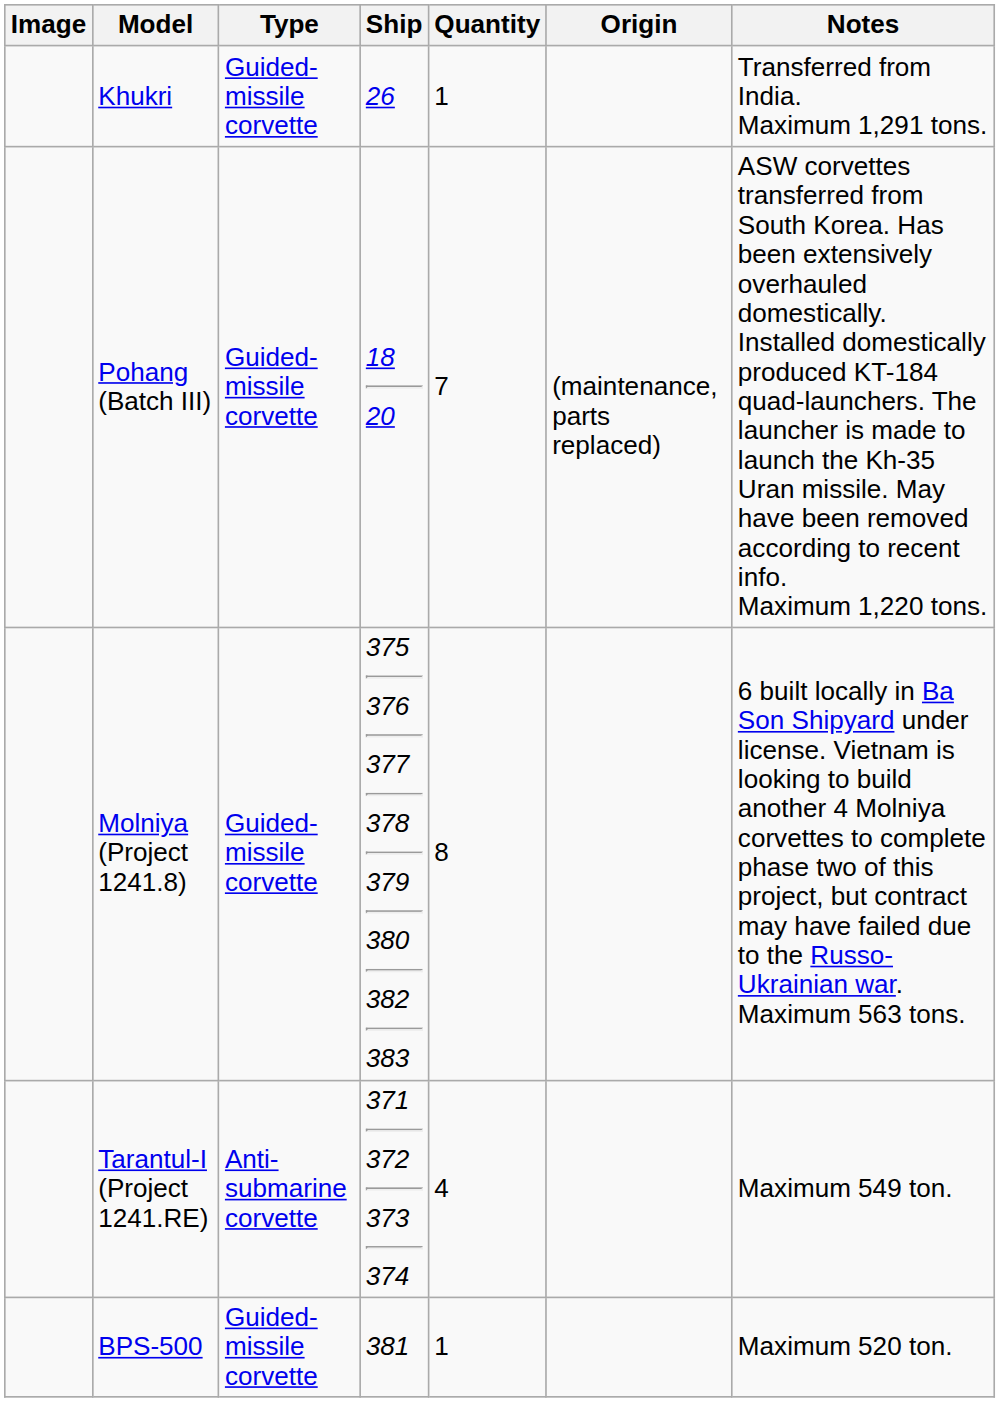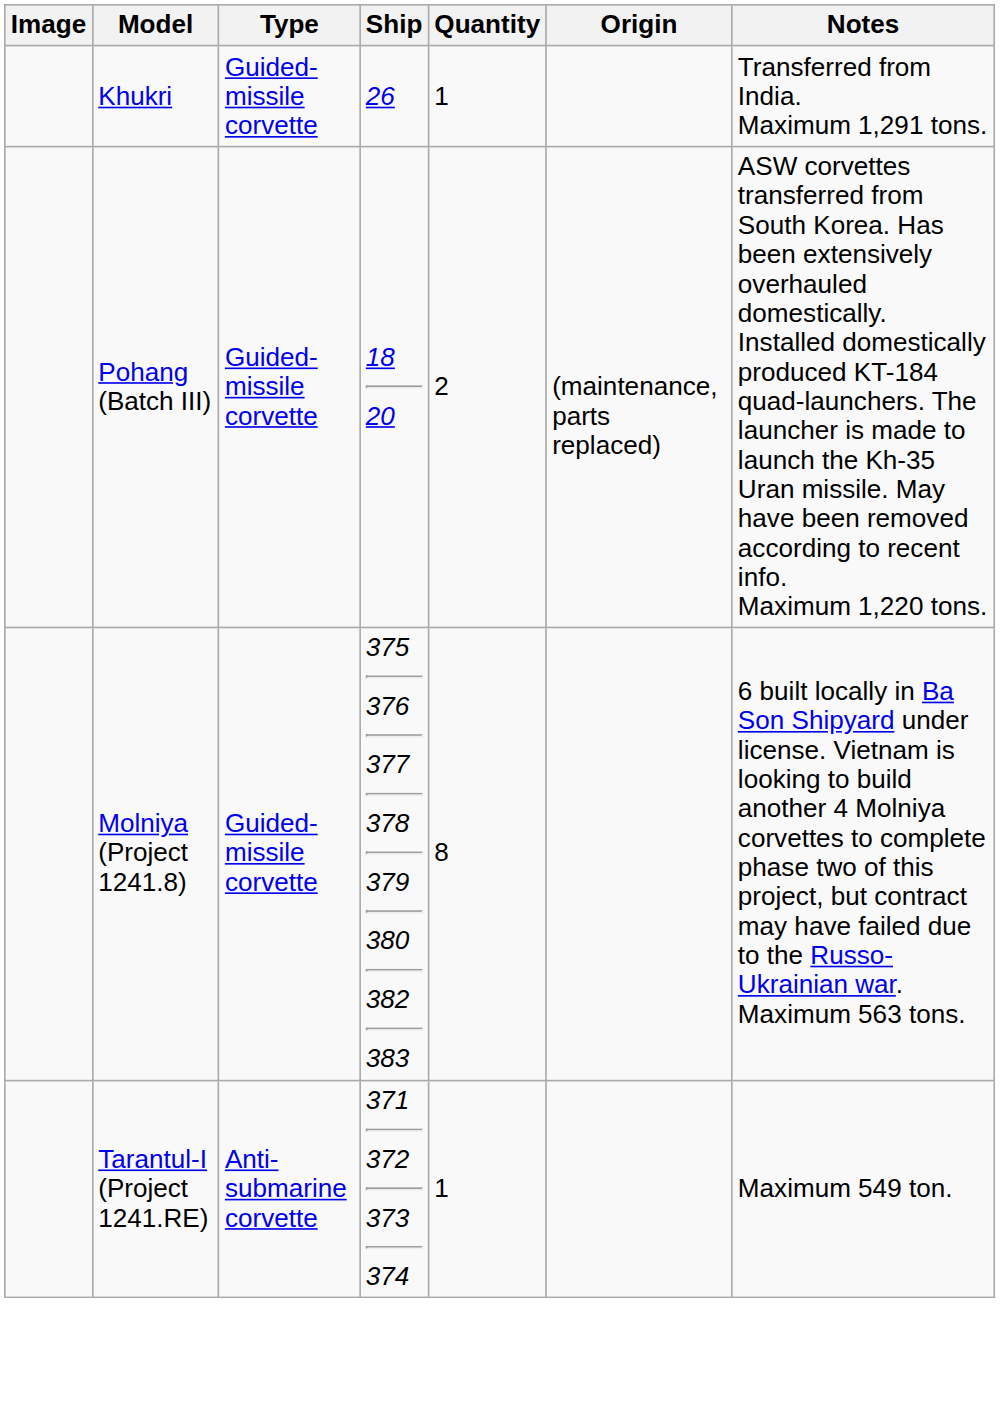(442, 386) 7 -> (442, 386) 2
(442, 1188) 4 -> (442, 1188) 1
- row: (150, 1346)
